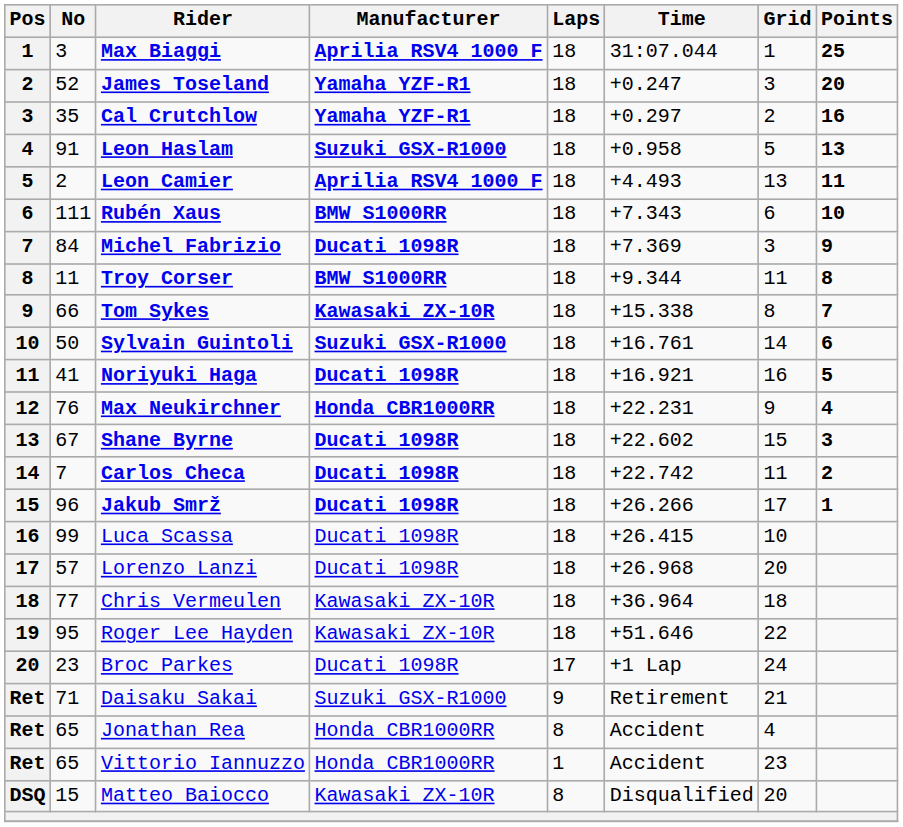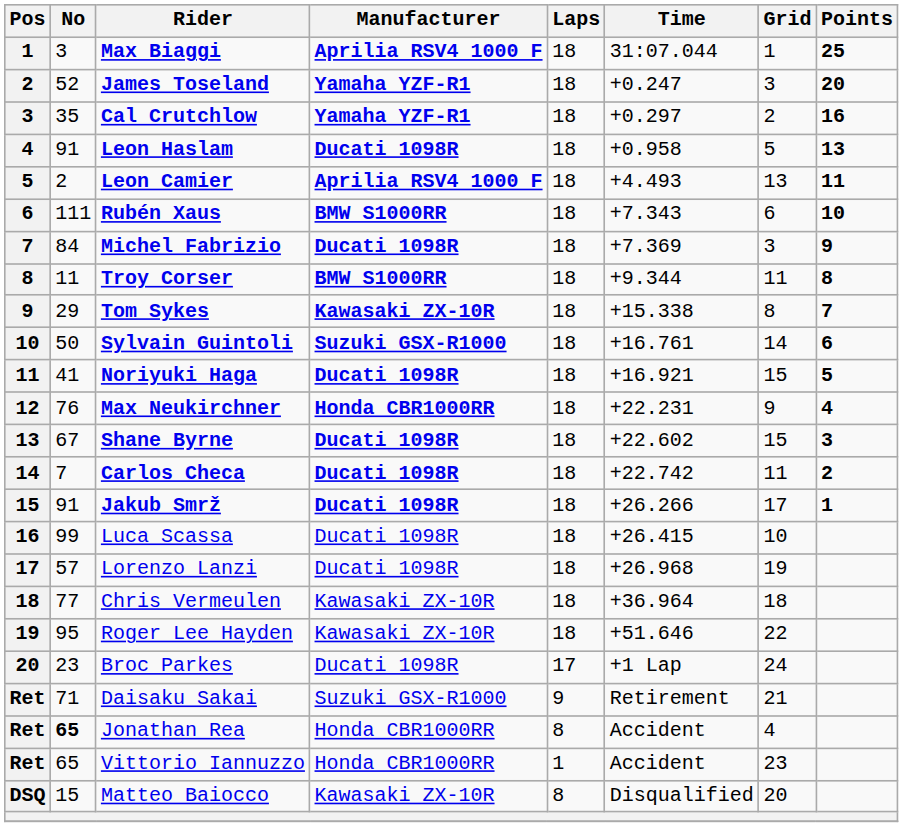(411, 150) Suzuki GSX-R1000 -> (387, 150) Ducati 1098R
(67, 312) 66 -> (67, 312) 29
(775, 377) 16 -> (775, 377) 15
(67, 506) 96 -> (67, 506) 91
(775, 570) 20 -> (775, 570) 19
(67, 732) normal -> (67, 732) bold
